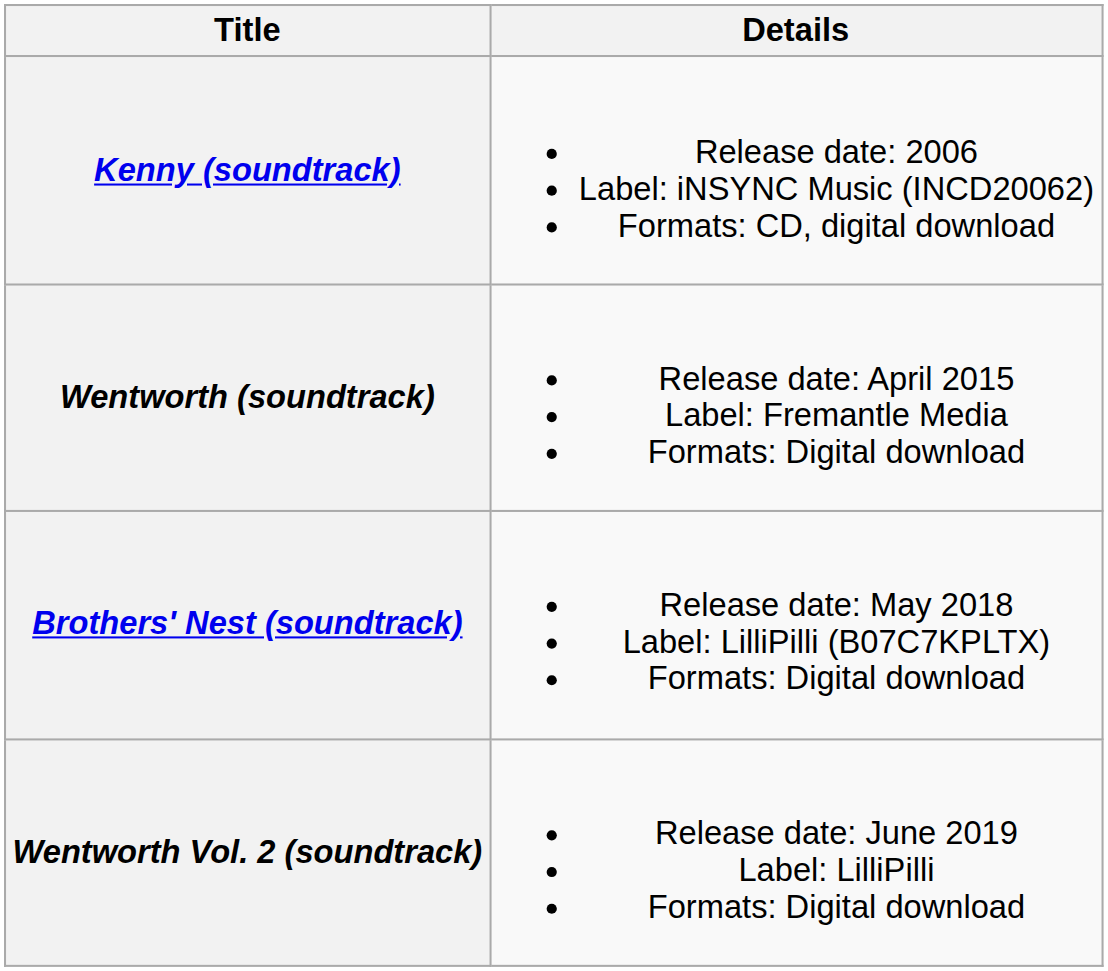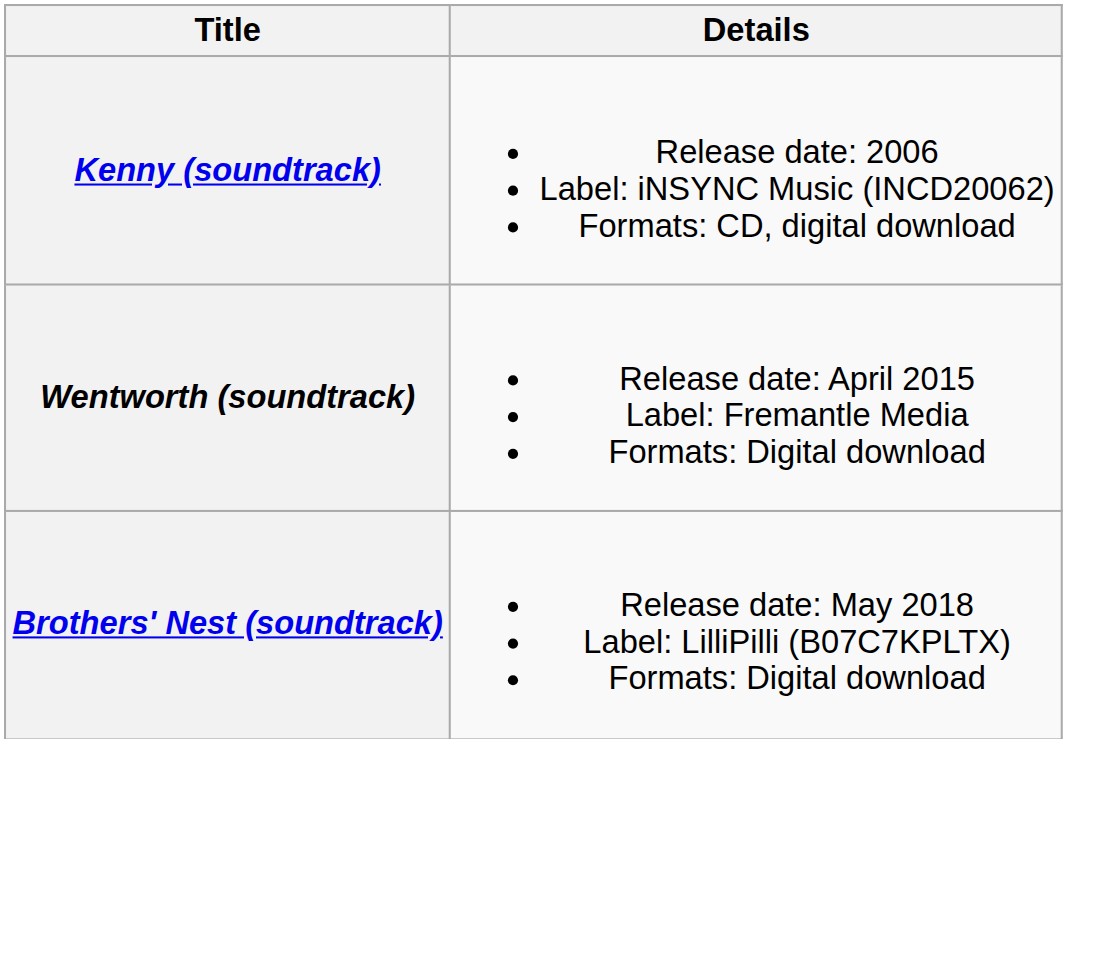- row: (247, 851)
